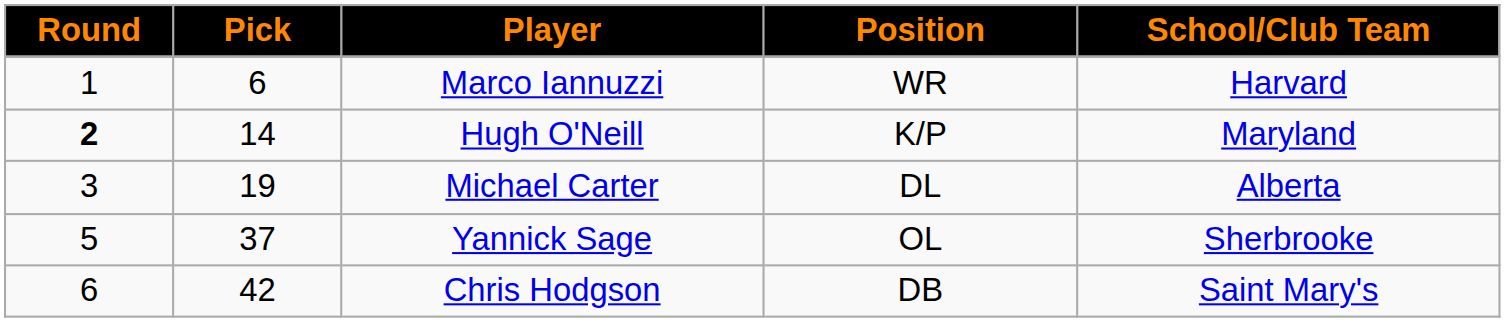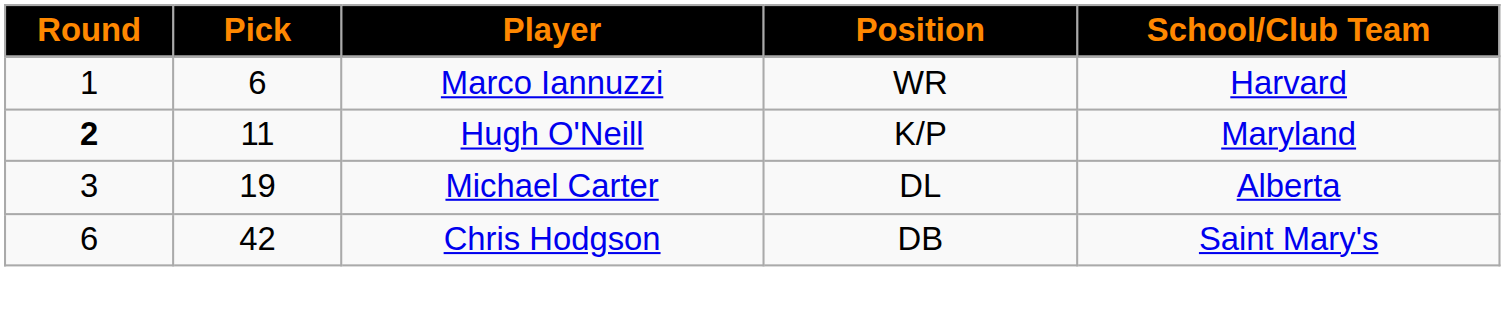(258, 134) 14 -> (258, 134) 11
- row: (552, 238)
